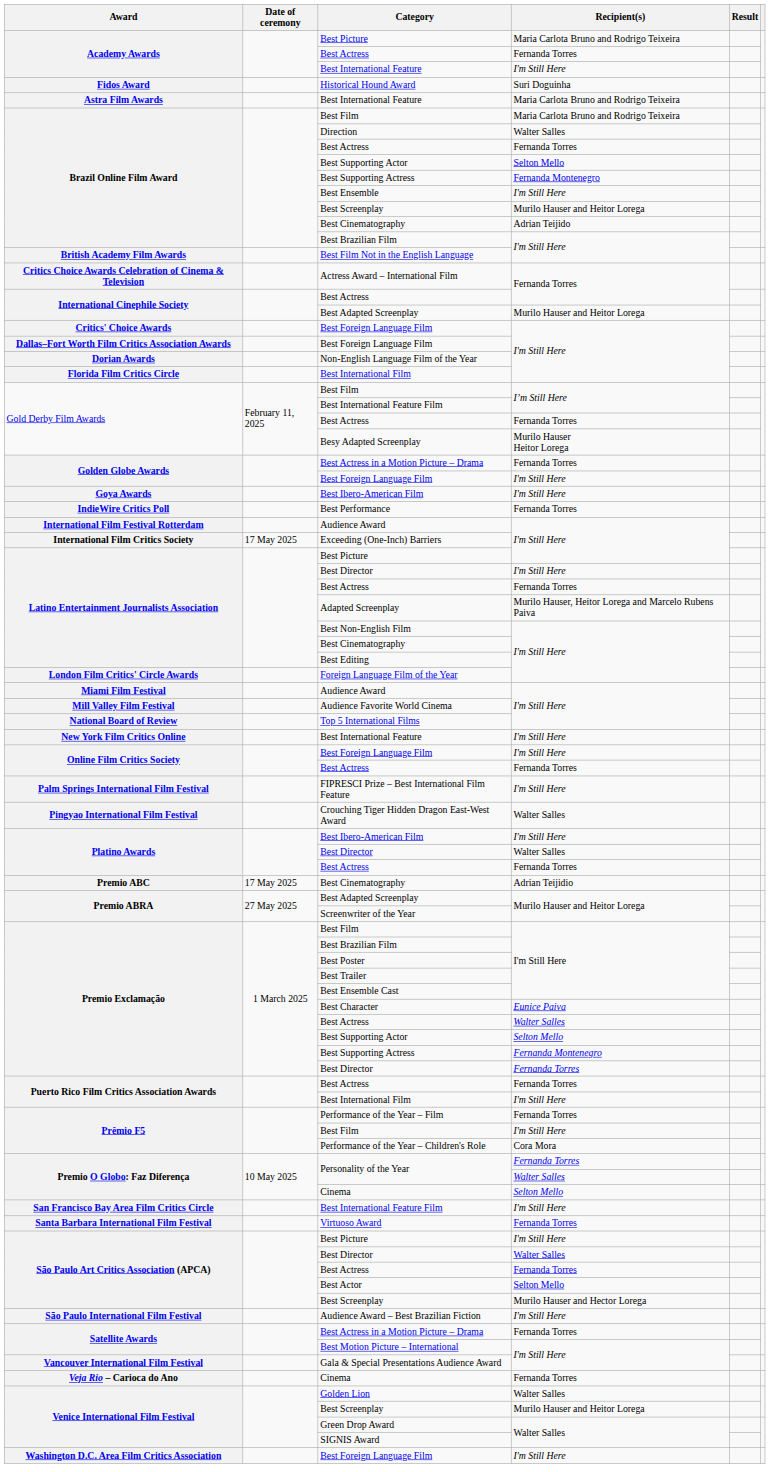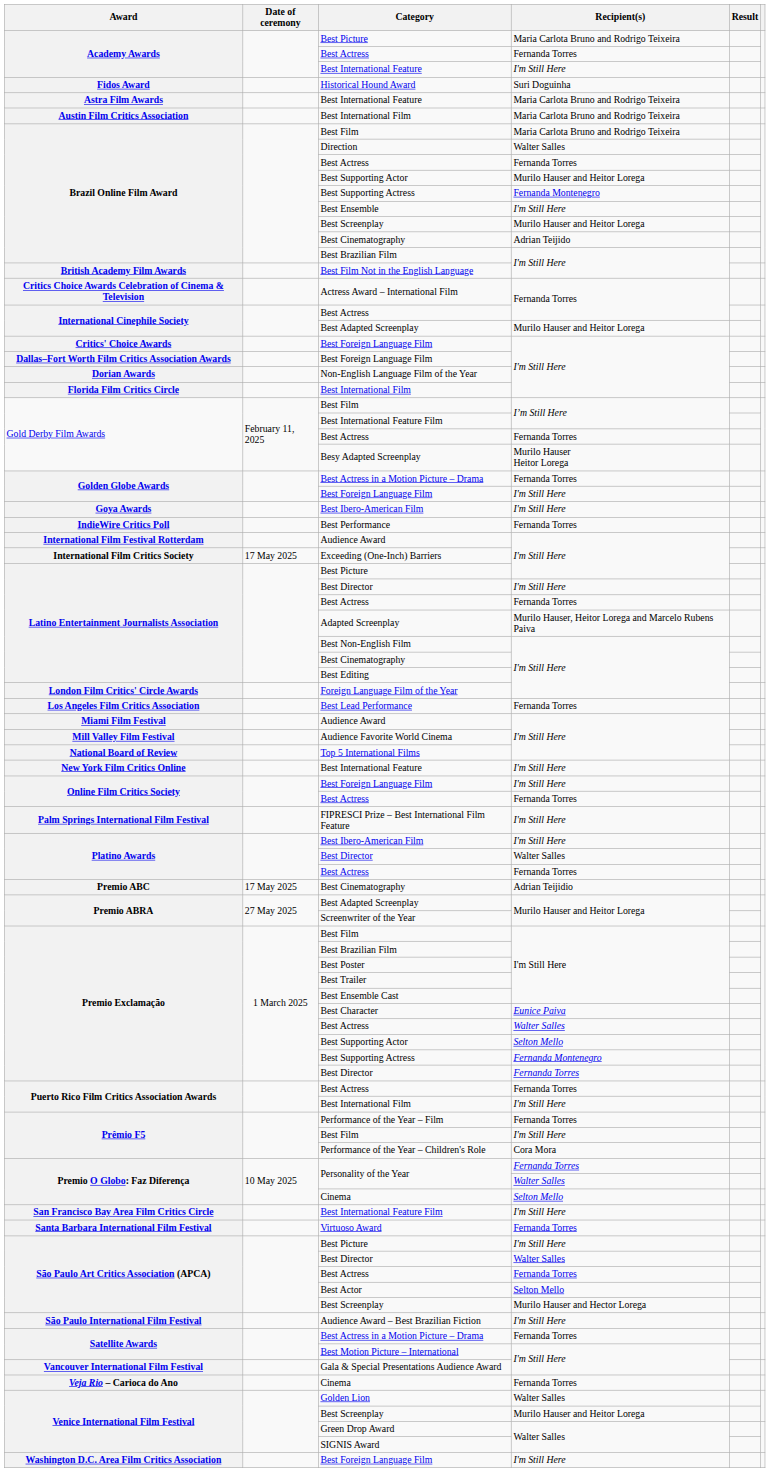+ row: (123, 116)
(539, 162) Selton Mello -> (579, 178) Murilo Hauser and Heitor Lorega
+ row: (123, 706)
- row: (123, 815)
